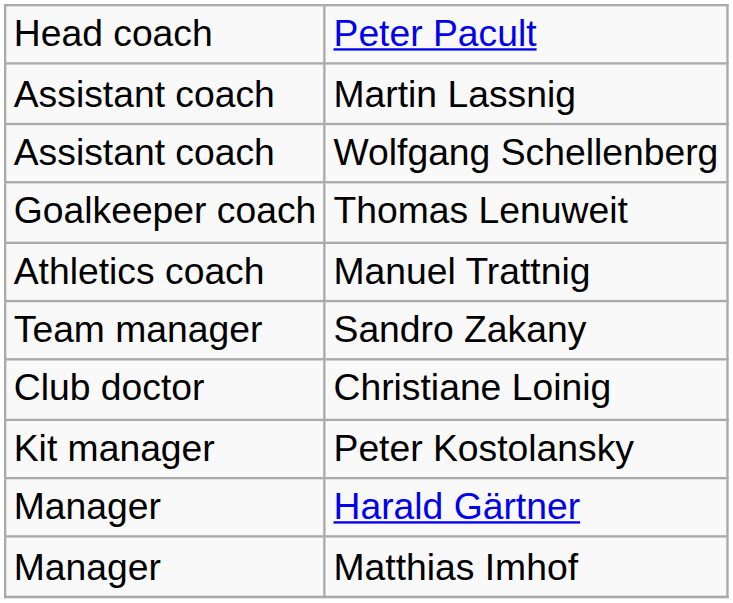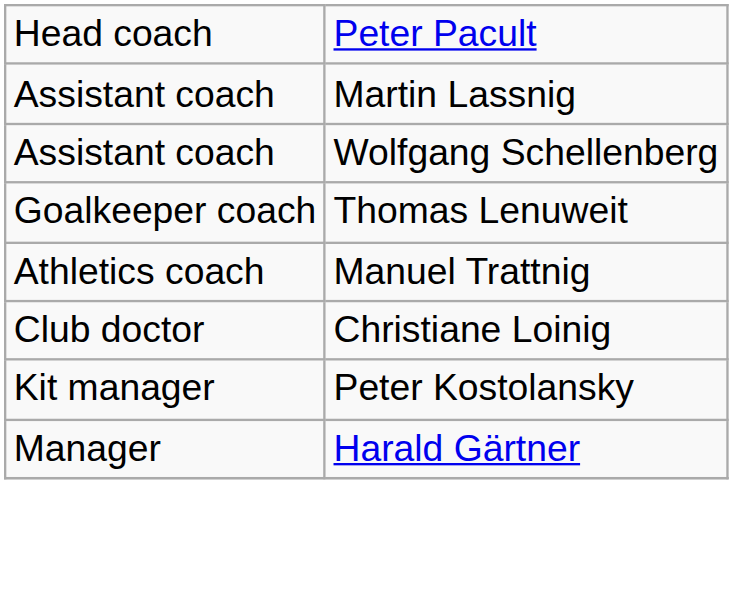- row: (460, 329)
- row: (456, 566)
